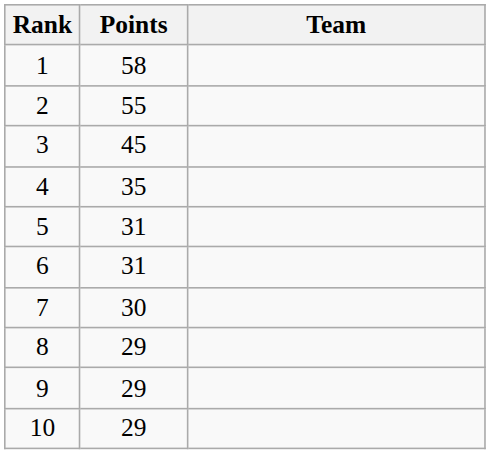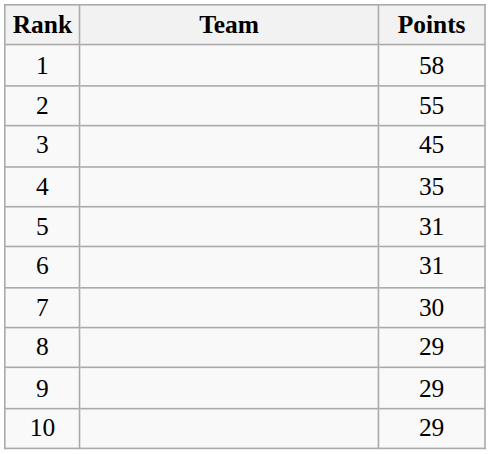columns swapped: (336, 24) <-> (134, 24)
